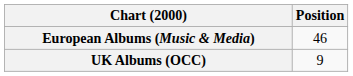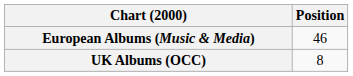(320, 60) 9 -> (320, 60) 8
